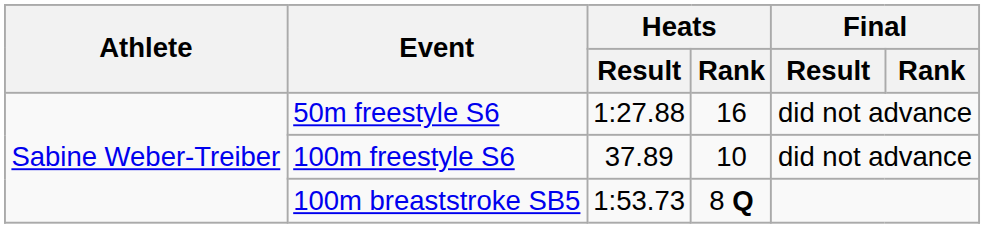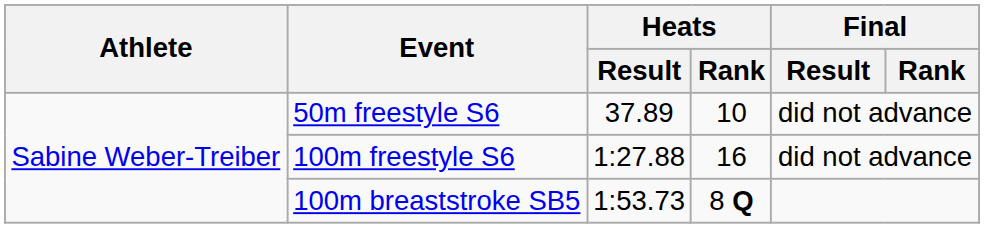(639, 114) 1:27.88 -> (639, 114) 37.89
(732, 114) 16 -> (732, 114) 10
(639, 157) 37.89 -> (639, 157) 1:27.88
(732, 157) 10 -> (732, 157) 16
